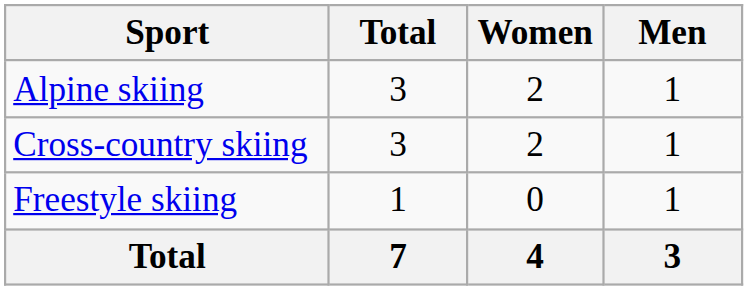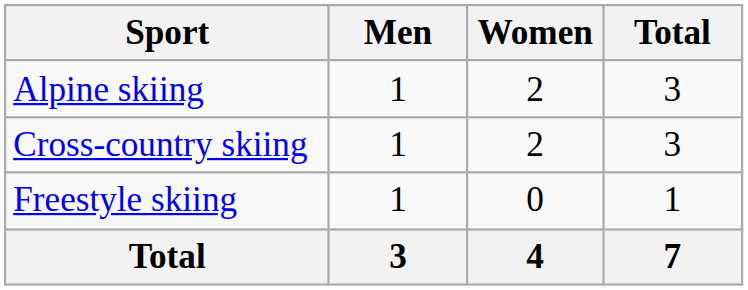columns swapped: (672, 32) <-> (398, 32)
